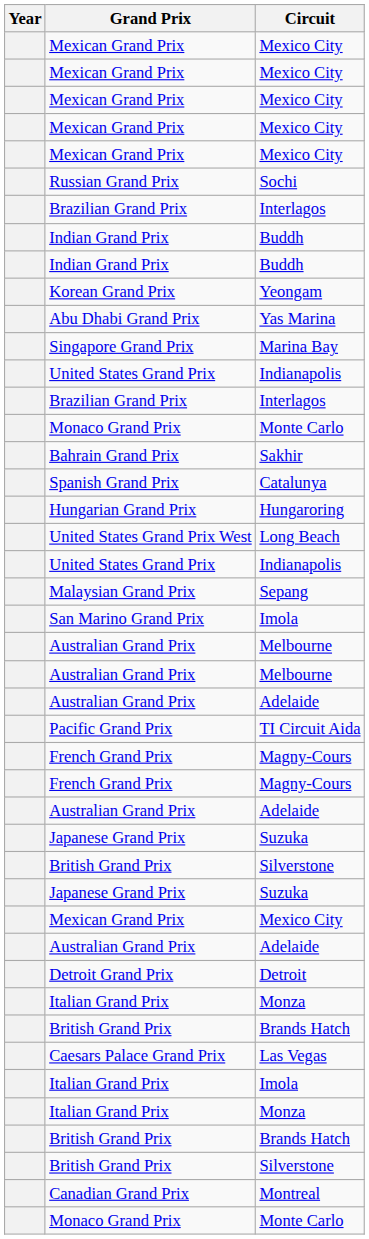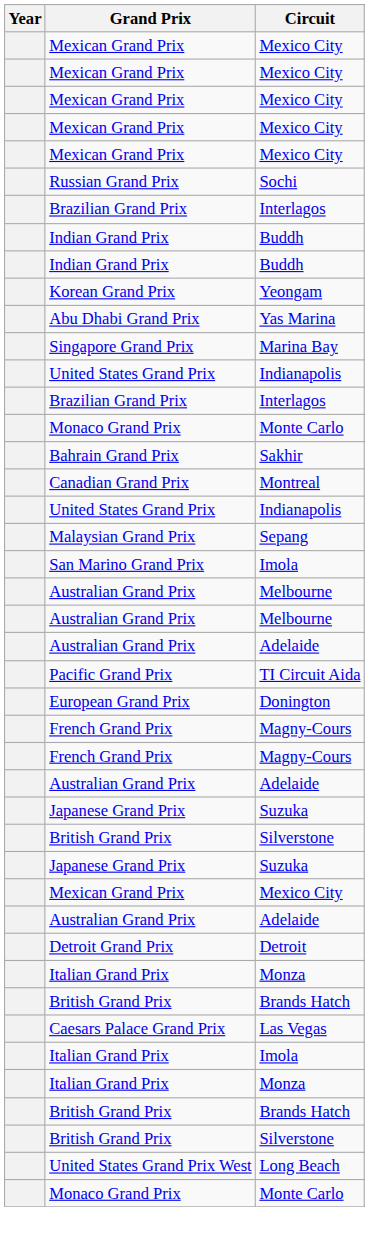- row: (114, 482)
- row: (123, 510)
rows swapped: (119, 1193) <-> (150, 537)
+ row: (120, 701)
